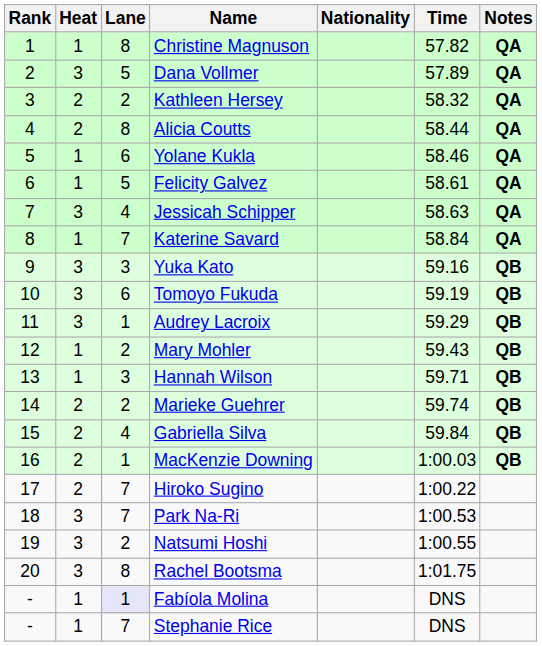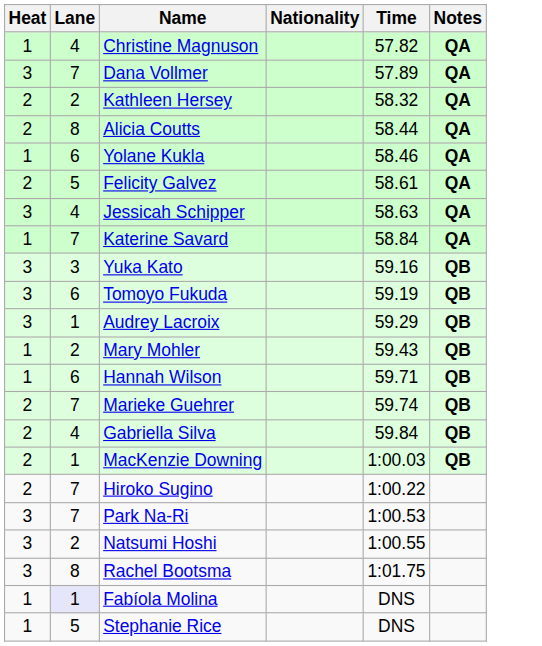- column: (30, 18)
(125, 45) 8 -> (75, 45) 4
(125, 73) 5 -> (75, 73) 7
(78, 184) 1 -> (27, 184) 2
(125, 377) 3 -> (75, 377) 6
(125, 405) 2 -> (75, 405) 7
(125, 626) 7 -> (75, 626) 5
